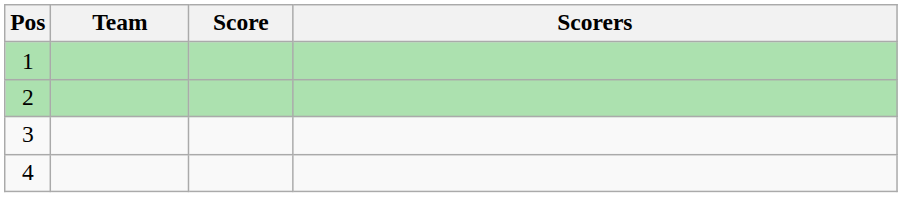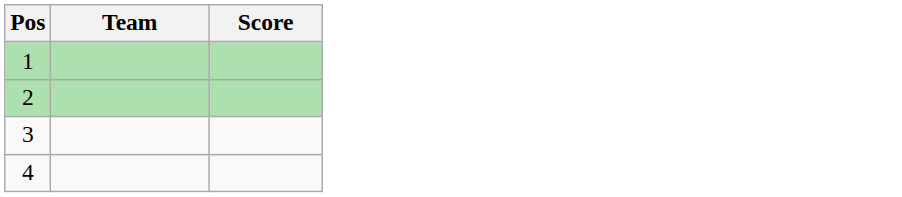- column: (595, 23)
